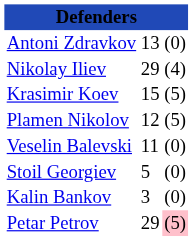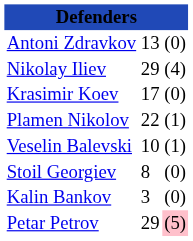(150, 94) 15 -> (150, 94) 17
(175, 94) (5) -> (175, 94) (0)
(150, 120) 12 -> (150, 120) 22
(175, 120) (5) -> (175, 120) (1)
(150, 145) 11 -> (150, 145) 10
(175, 145) (0) -> (175, 145) (1)
(146, 171) 5 -> (146, 171) 8
